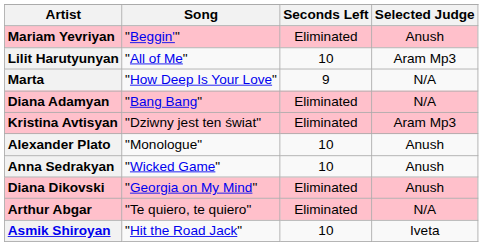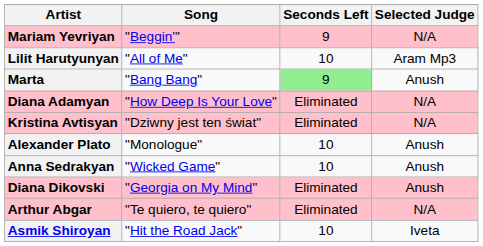(326, 36) Eliminated -> (326, 36) 9
(425, 36) Anush -> (425, 36) N/A
(201, 79) "How Deep Is Your Love" -> (164, 79) "Bang Bang"
(326, 79) no background -> (326, 79) lightgreen background
(425, 79) N/A -> (425, 79) Anush
(164, 101) "Bang Bang" -> (201, 101) "How Deep Is Your Love"
(425, 123) Aram Mp3 -> (425, 123) N/A
